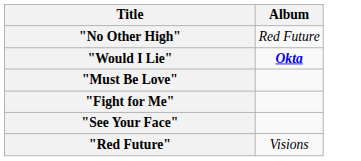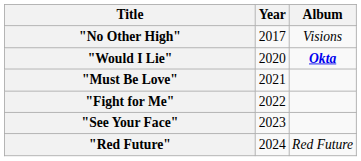+ column: (272, 15)
(289, 36) Red Future -> (323, 36) Visions
(289, 144) Visions -> (323, 144) Red Future
